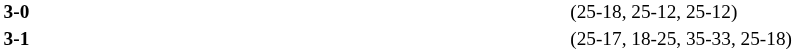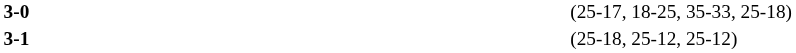(654, 11) (25-18, 25-12, 25-12) -> (681, 11) (25-17, 18-25, 35-33, 25-18)
(681, 38) (25-17, 18-25, 35-33, 25-18) -> (654, 38) (25-18, 25-12, 25-12)
